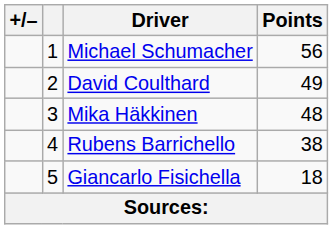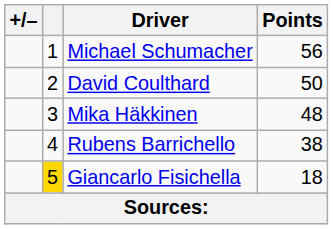(312, 83) 49 -> (312, 83) 50
(52, 176) no background -> (52, 176) gold background
